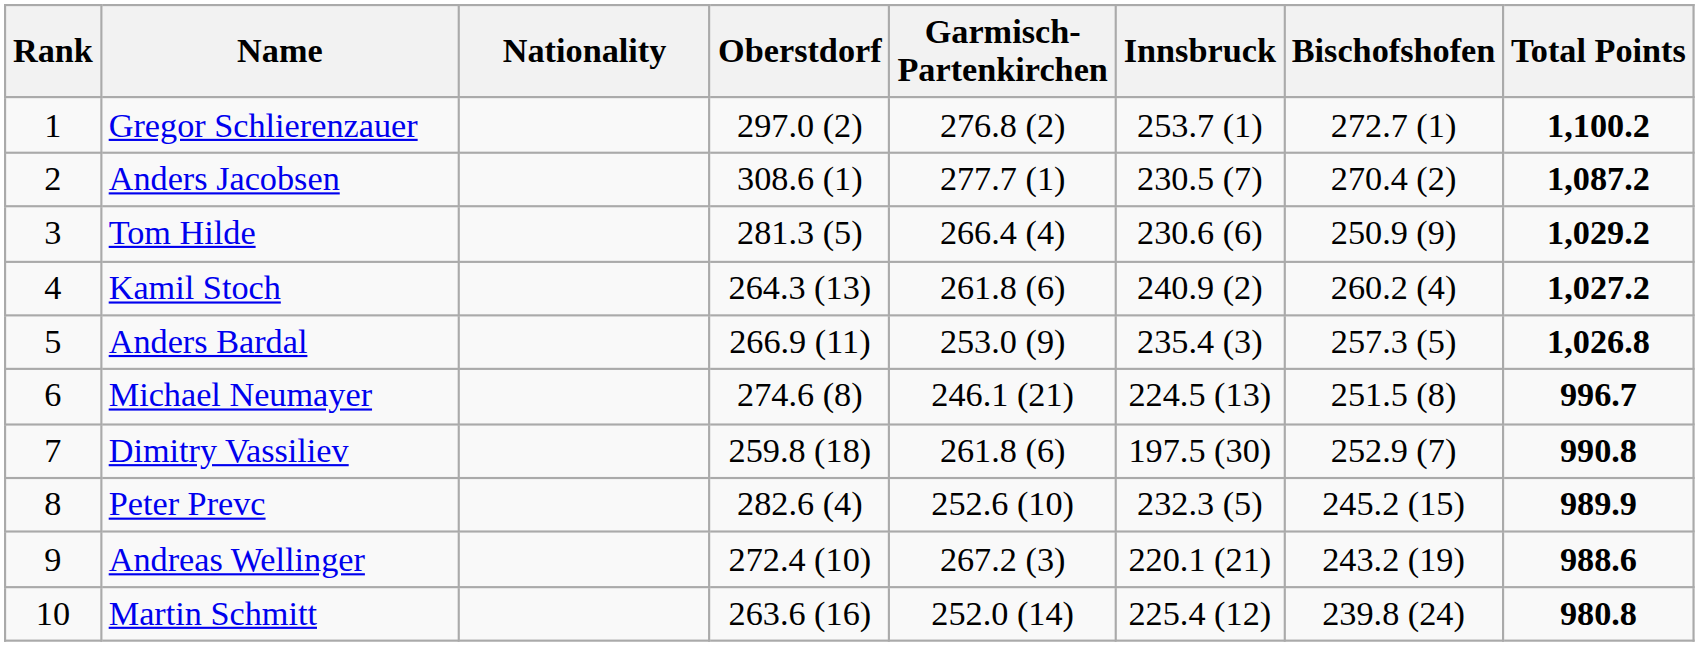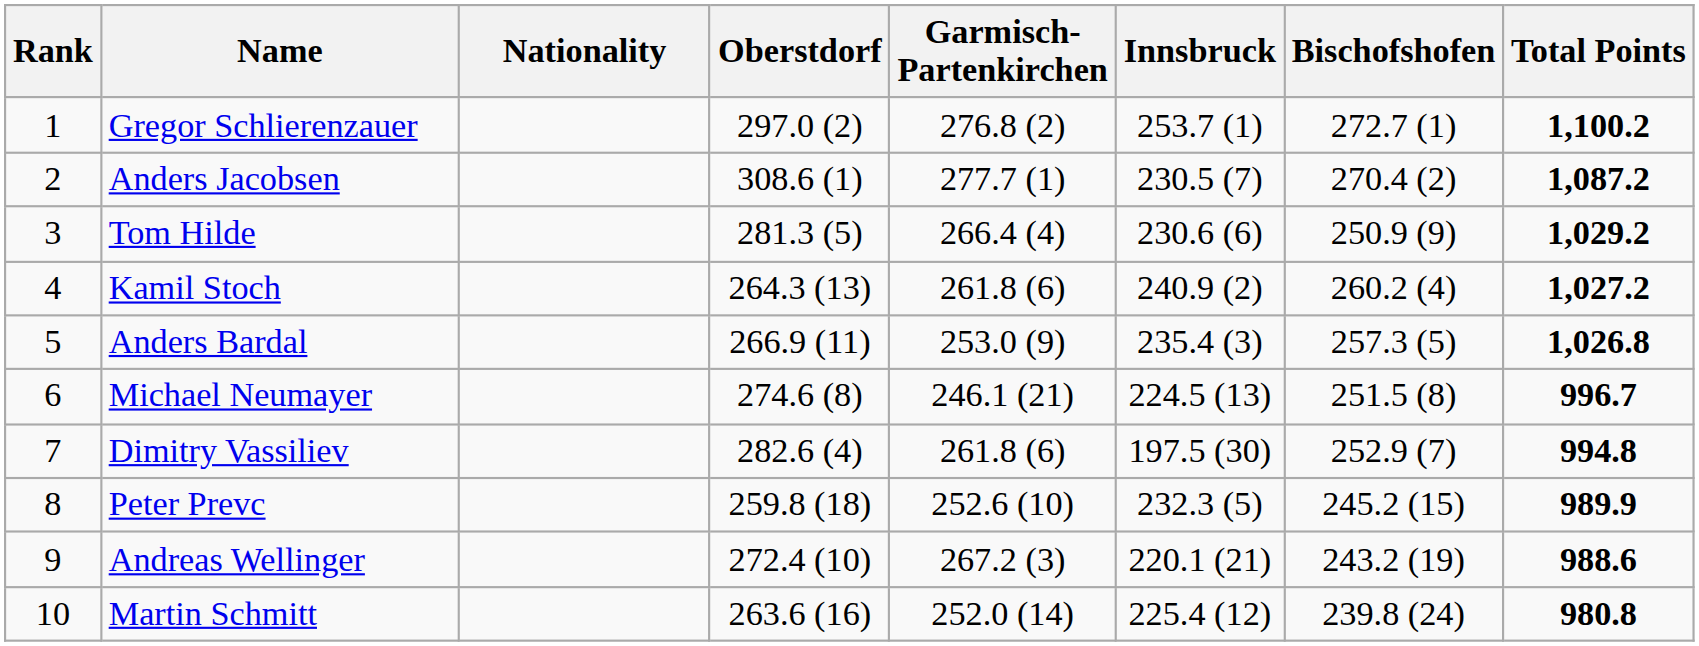(800, 450) 259.8 (18) -> (800, 450) 282.6 (4)
(1598, 450) 990.8 -> (1598, 450) 994.8
(800, 504) 282.6 (4) -> (800, 504) 259.8 (18)
